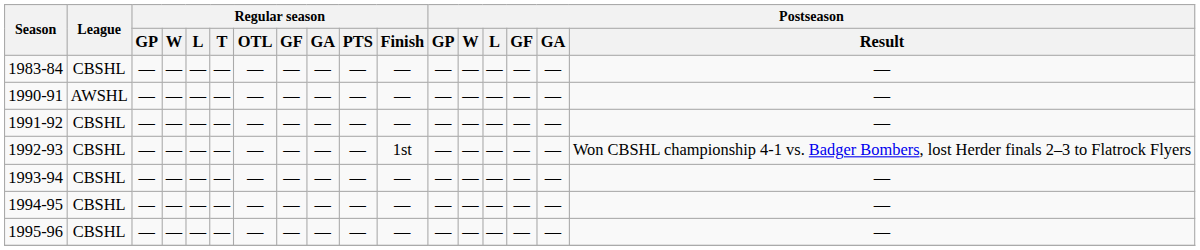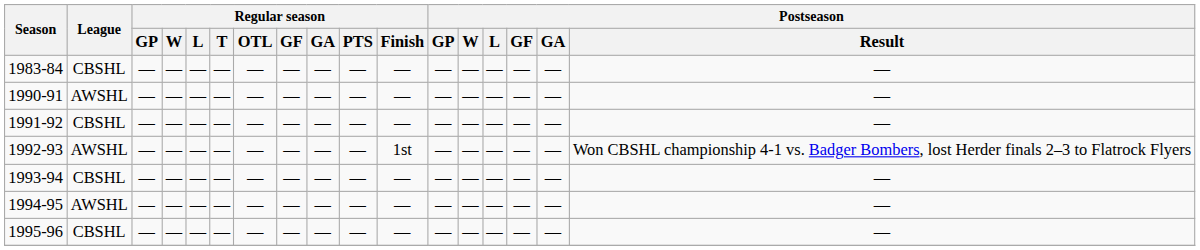(99, 150) CBSHL -> (99, 150) AWSHL
(99, 204) CBSHL -> (99, 204) AWSHL
